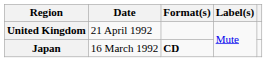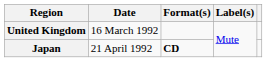(121, 30) 21 April 1992 -> (125, 30) 16 March 1992
(125, 48) 16 March 1992 -> (121, 48) 21 April 1992
